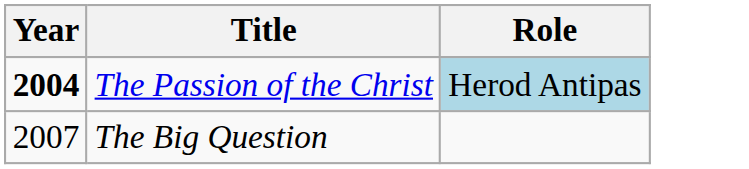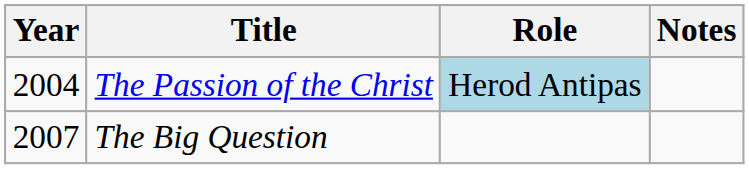+ column: (697, 30)
(46, 83) bold -> (46, 83) normal
